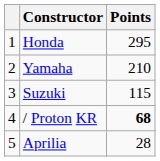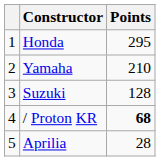(140, 93) 115 -> (140, 93) 128
